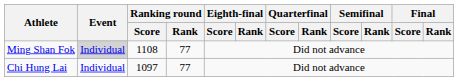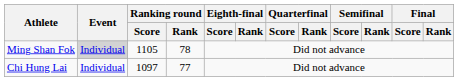(147, 50) 1108 -> (147, 50) 1105
(185, 50) 77 -> (185, 50) 78
